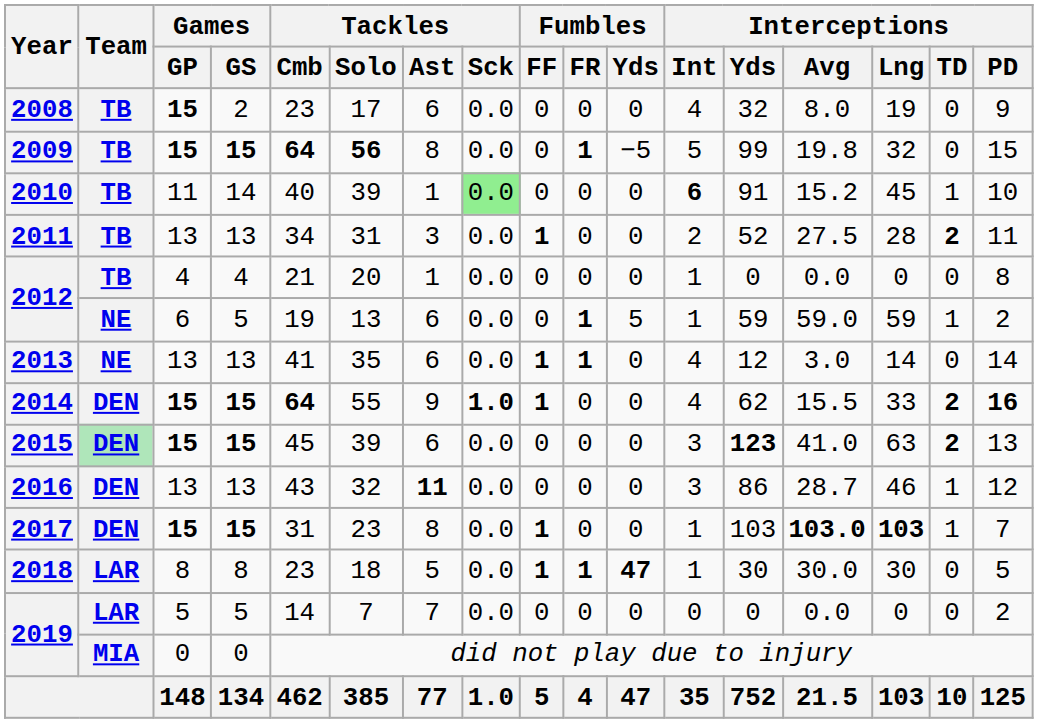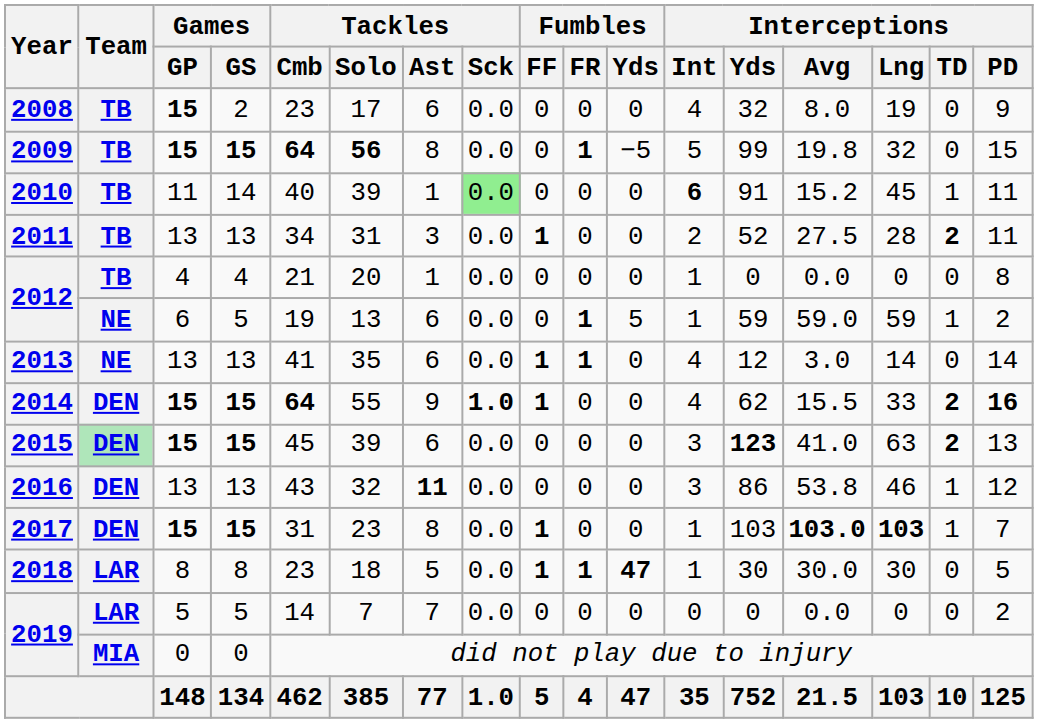(1003, 194) 10 -> (1003, 194) 11
(827, 487) 28.7 -> (827, 487) 53.8
